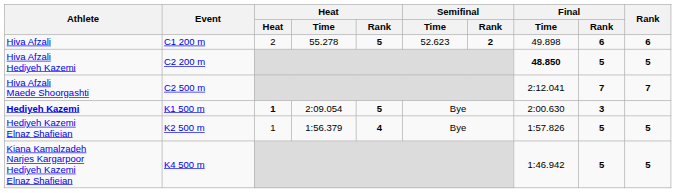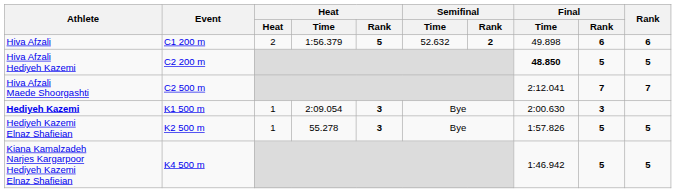(324, 42) 55.278 -> (324, 42) 1:56.379
(435, 42) 52.623 -> (435, 42) 52.632
(273, 108) bold -> (273, 108) normal
(379, 108) 5 -> (379, 108) 3
(324, 129) 1:56.379 -> (324, 129) 55.278
(379, 129) 4 -> (379, 129) 3
